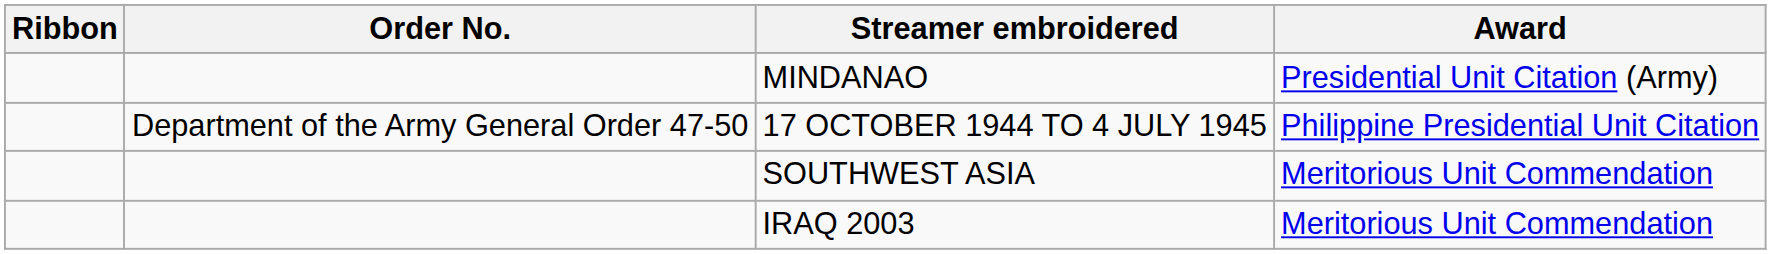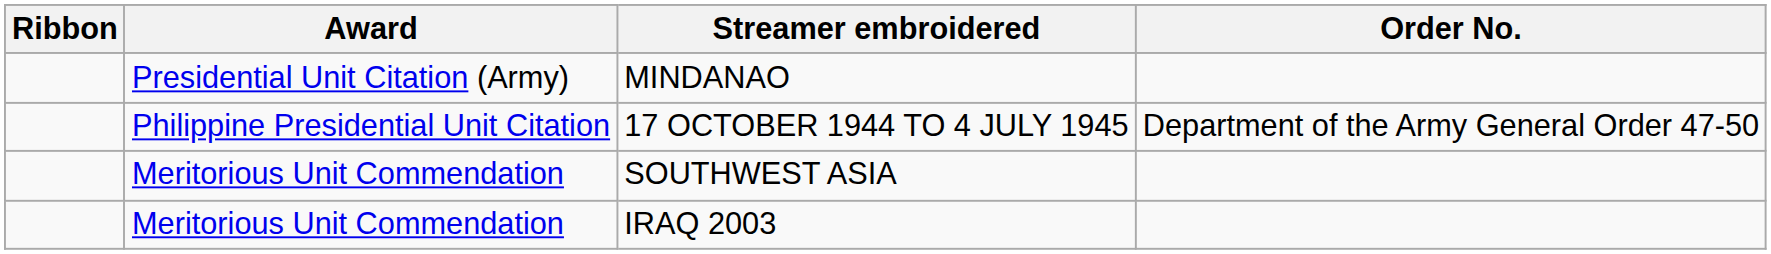columns swapped: (1520, 28) <-> (440, 28)
